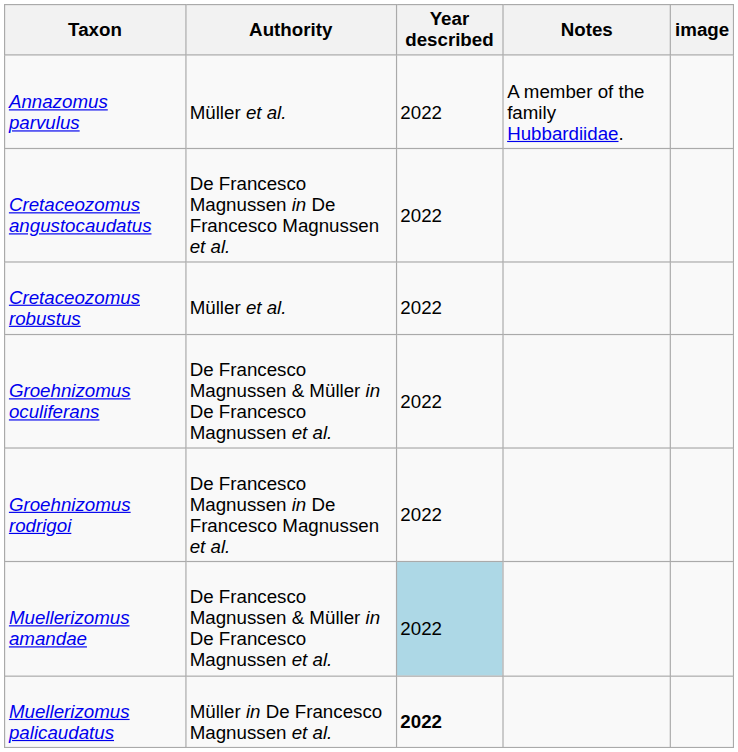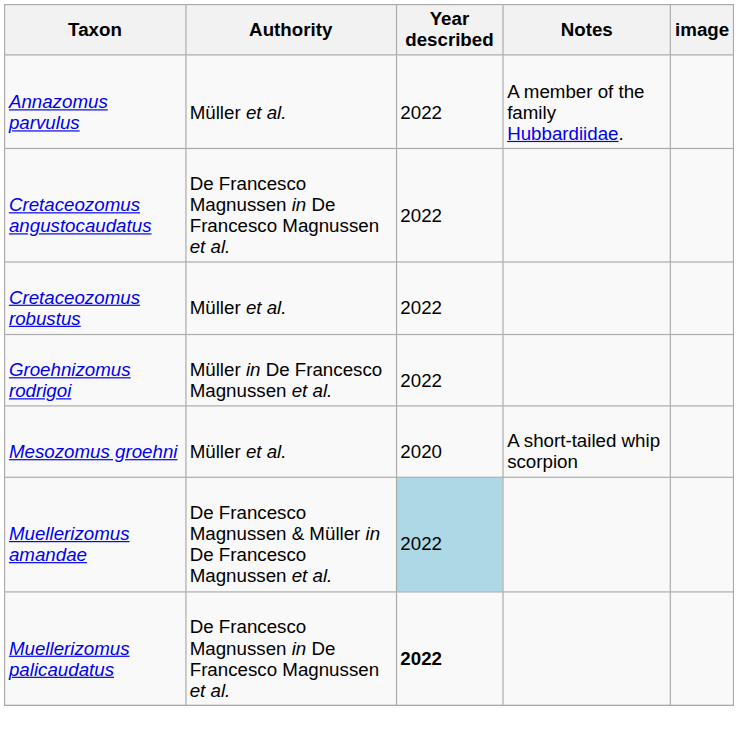- row: (70, 401)
(284, 515) De Francesco Magnussen in De Francesco Magnussen et al. -> (286, 380) Müller in De Francesco Magnussen et al.
+ row: (93, 452)
(286, 722) Müller in De Francesco Magnussen et al. -> (284, 658) De Francesco Magnussen in De Francesco Magnussen et al.
